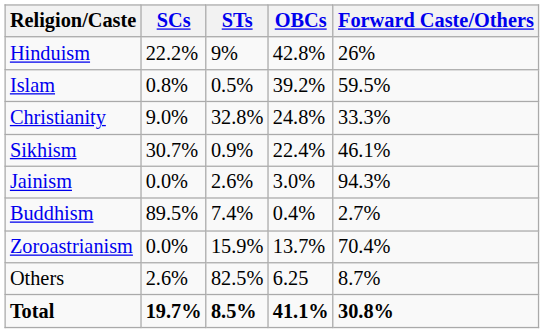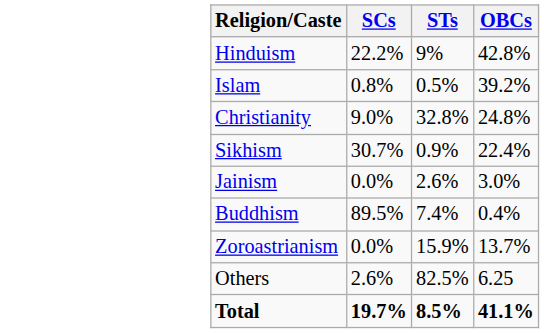- column: (436, 20)
